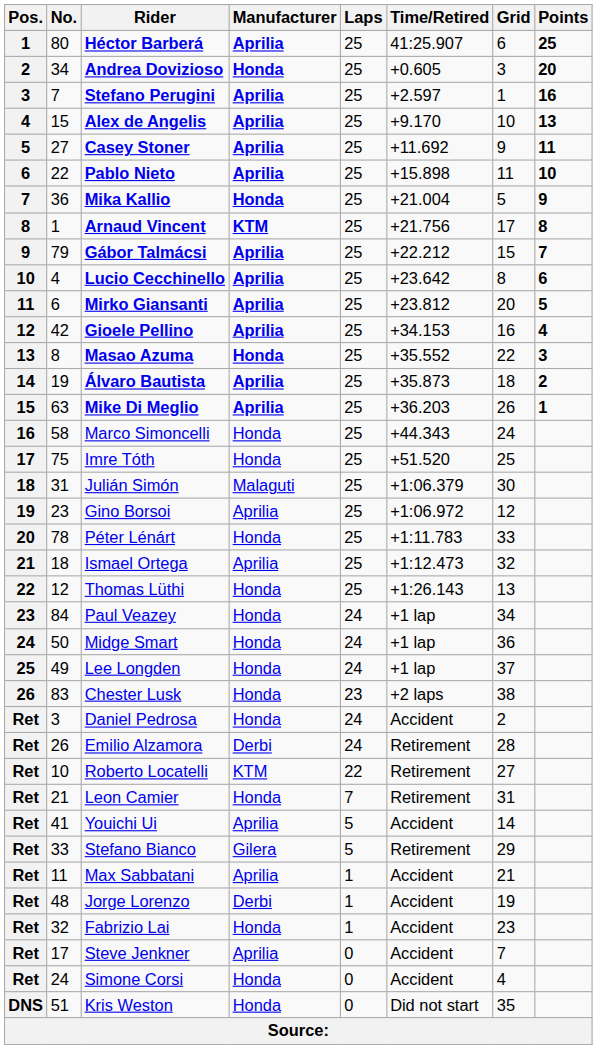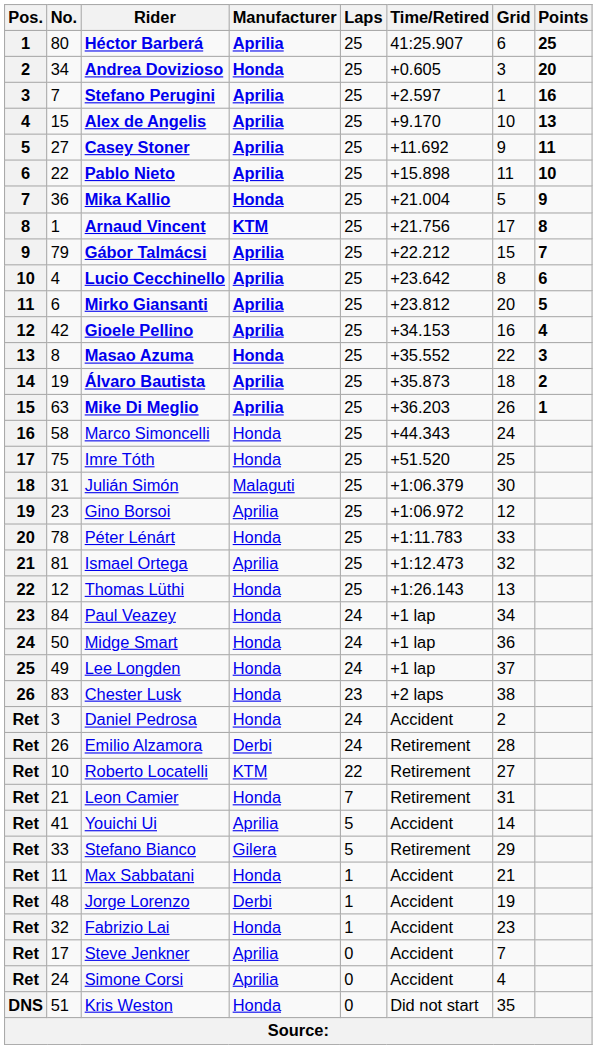(60, 563) 18 -> (60, 563) 81
(255, 875) Aprilia -> (257, 875) Honda
(257, 979) Honda -> (255, 979) Aprilia
